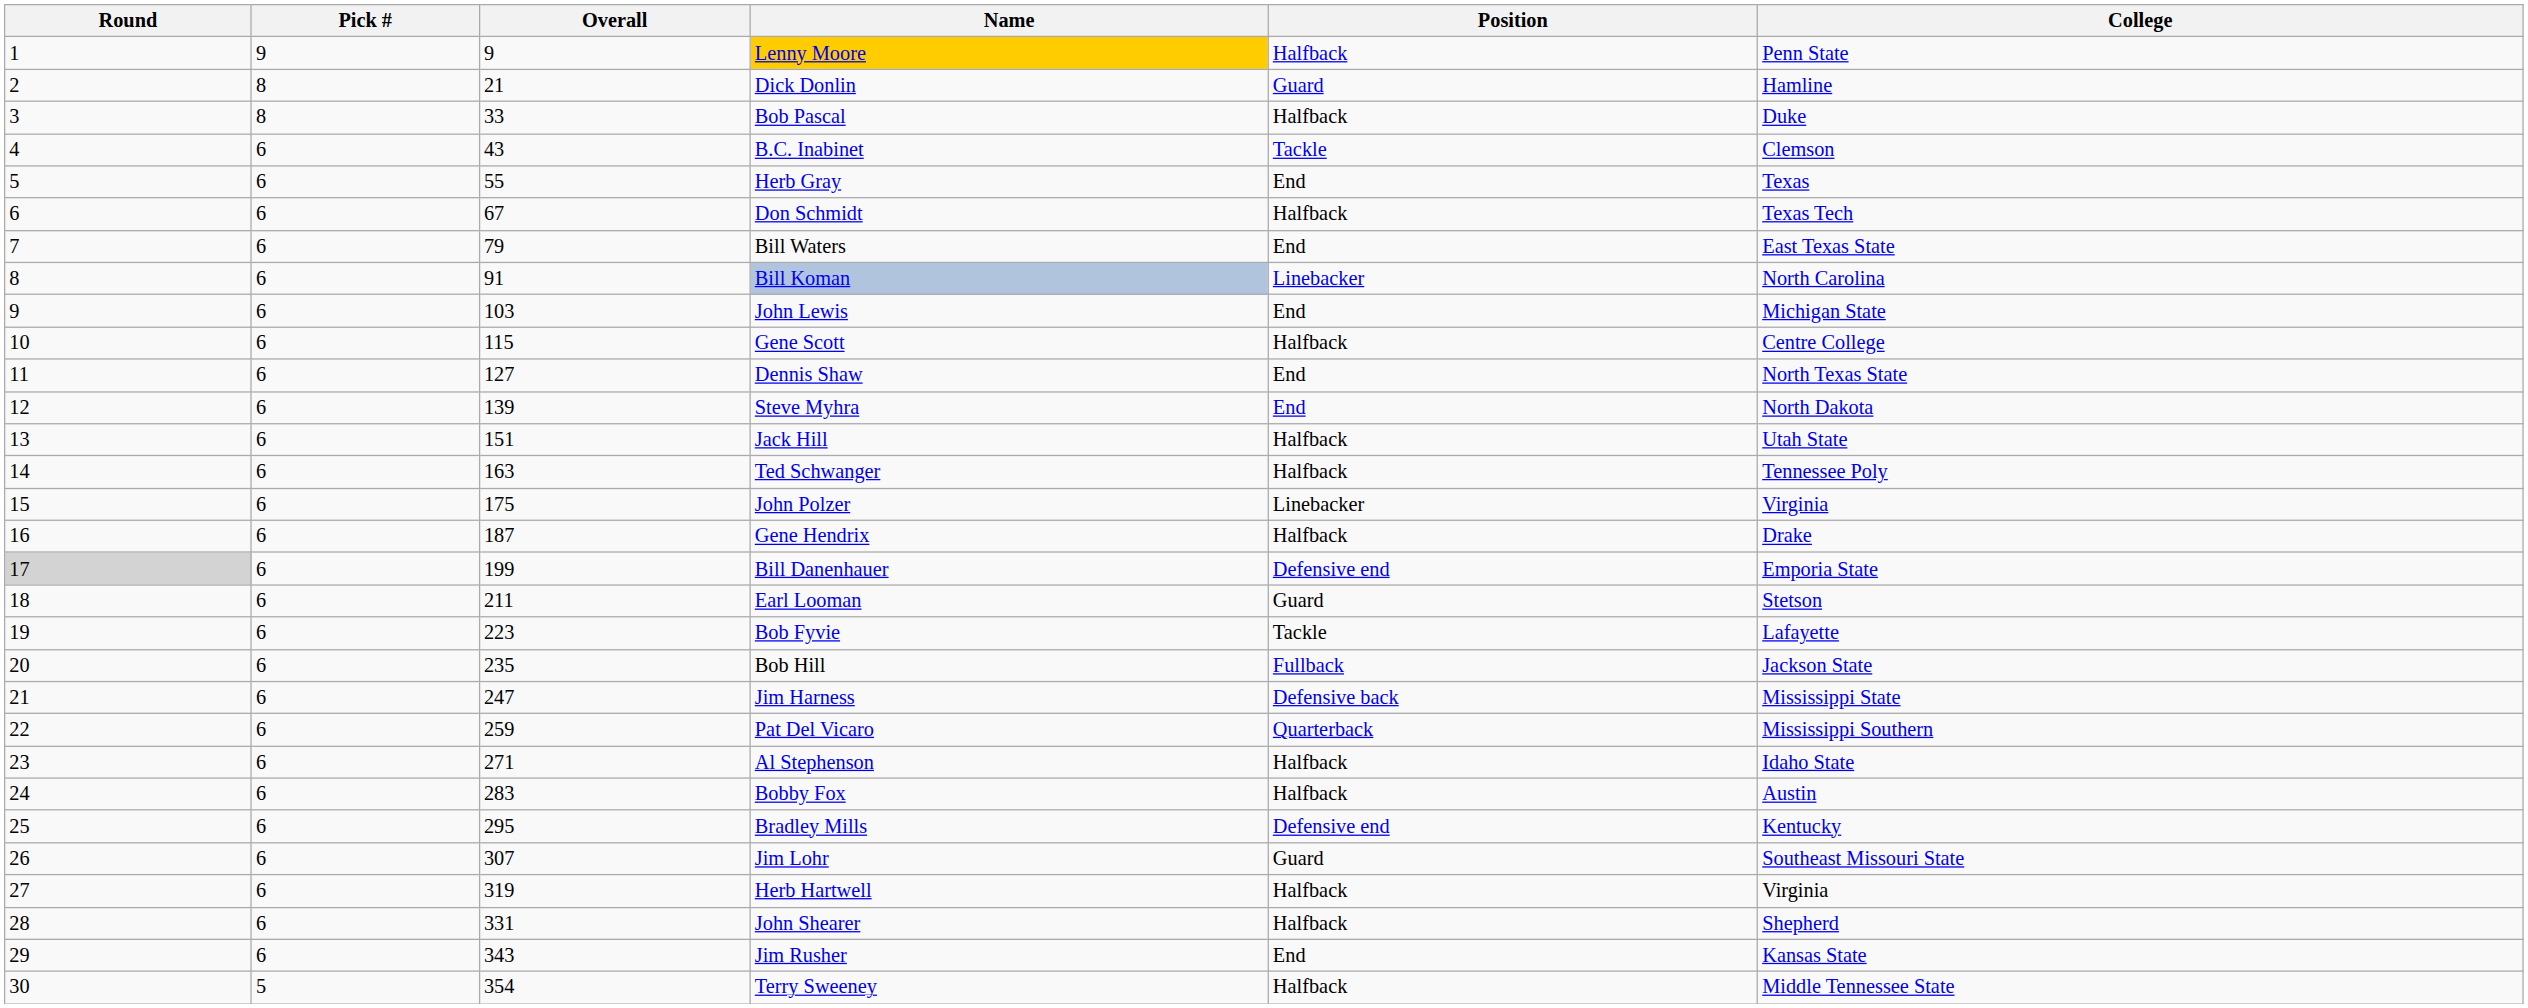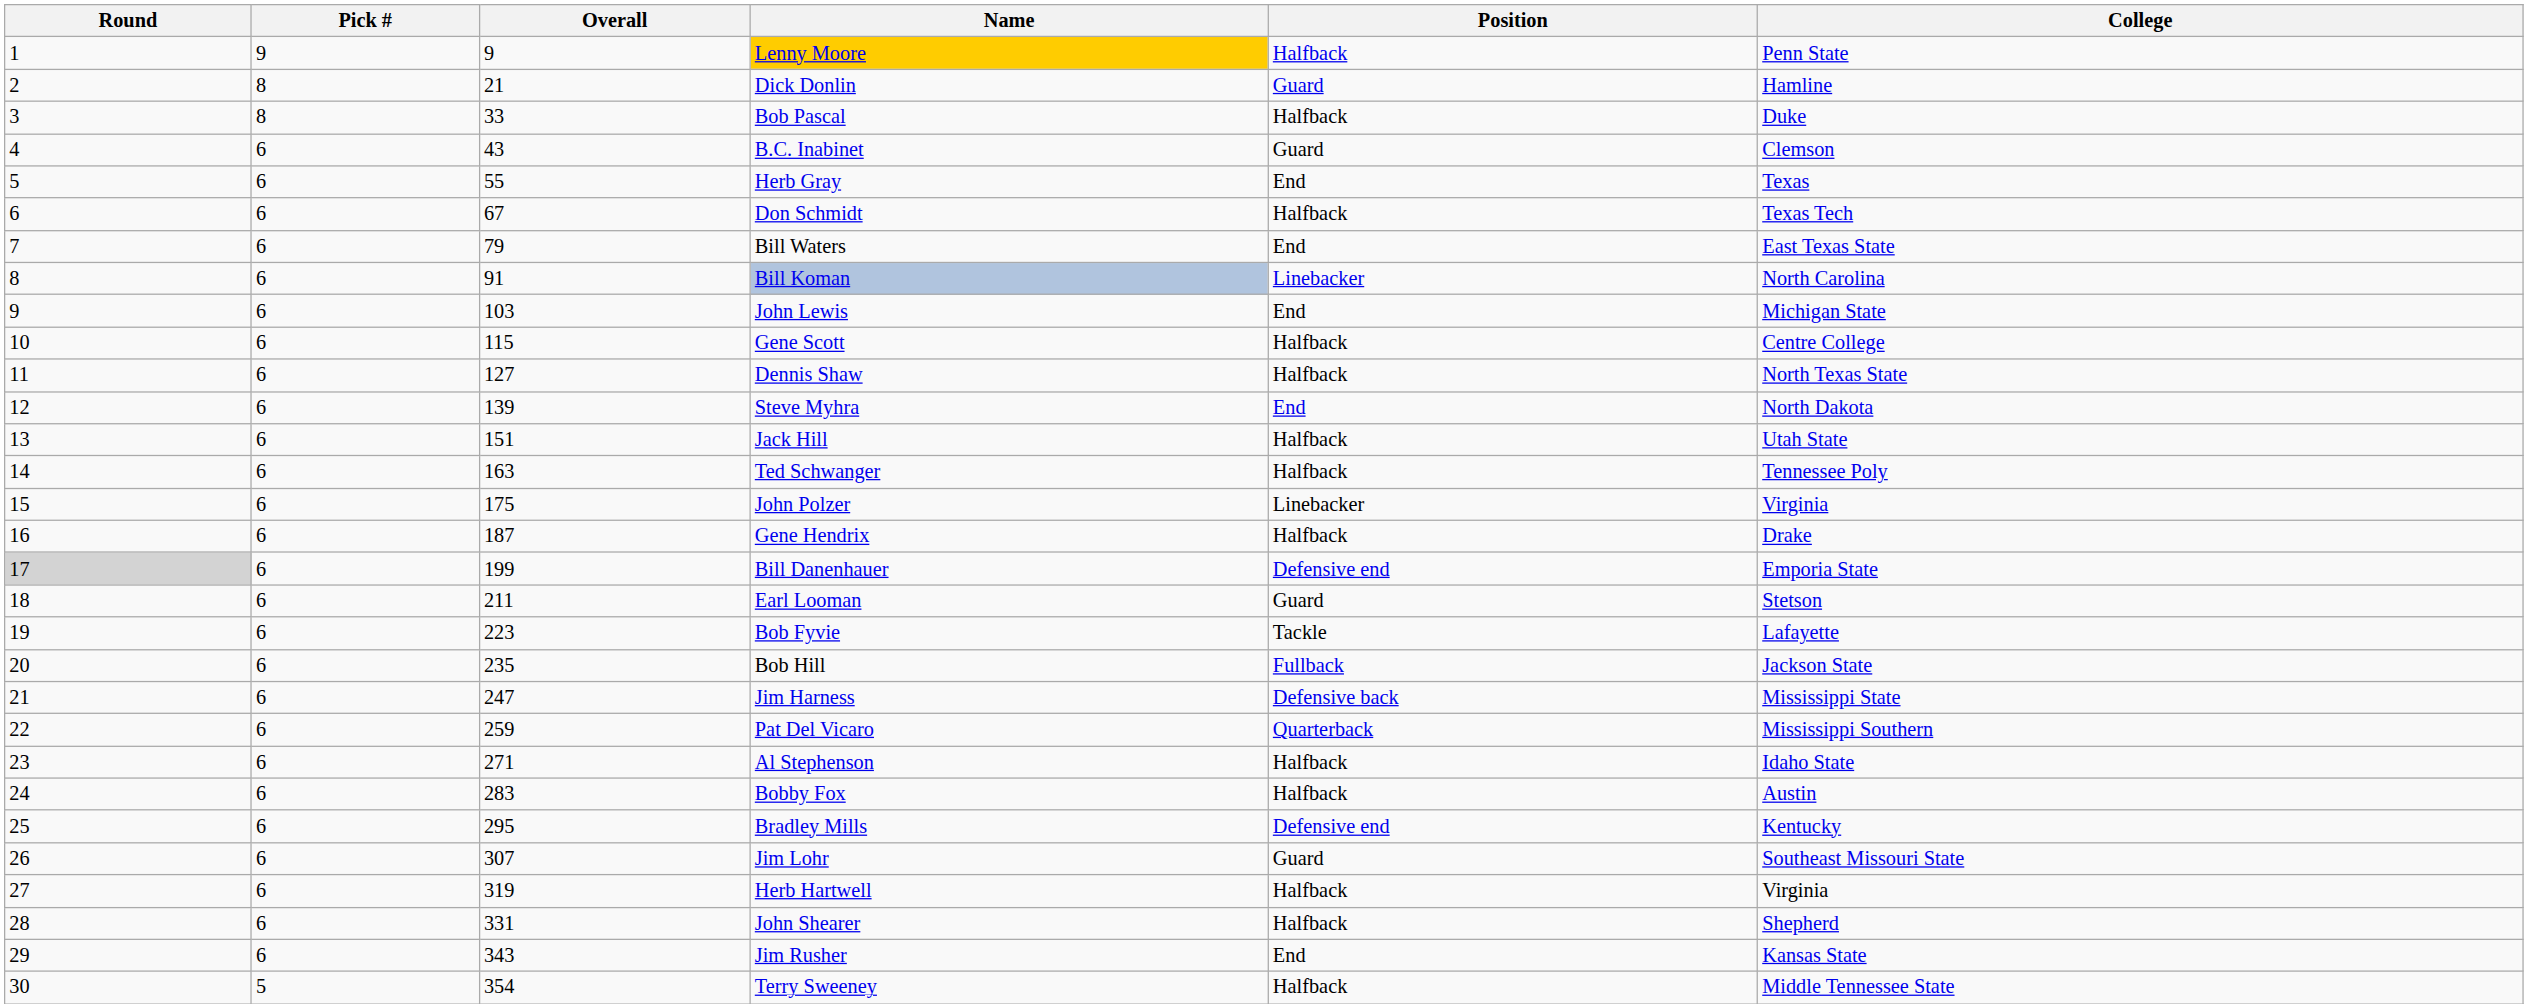(1300, 149) Tackle -> (1298, 149) Guard
(1289, 375) End -> (1310, 375) Halfback
